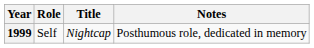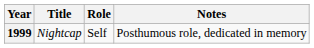columns swapped: (89, 14) <-> (49, 14)
